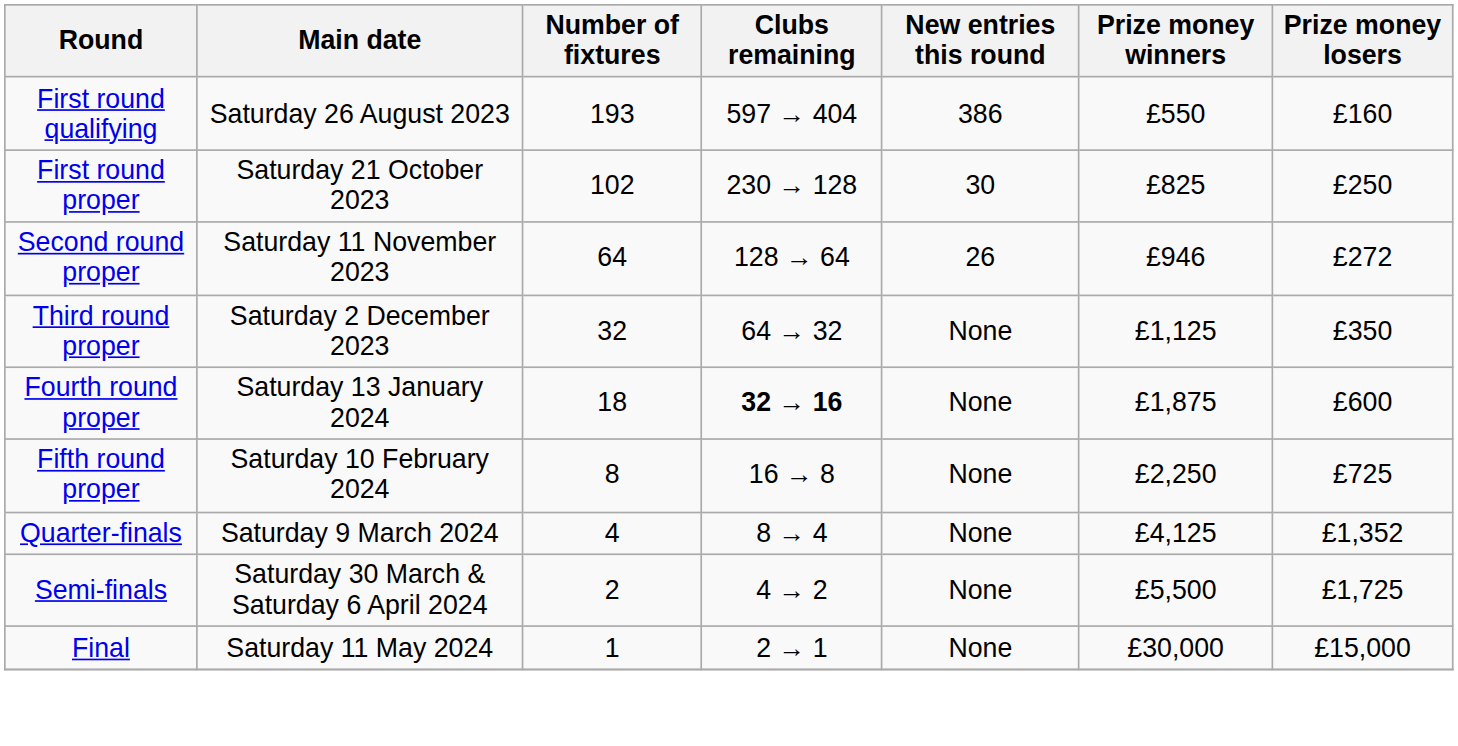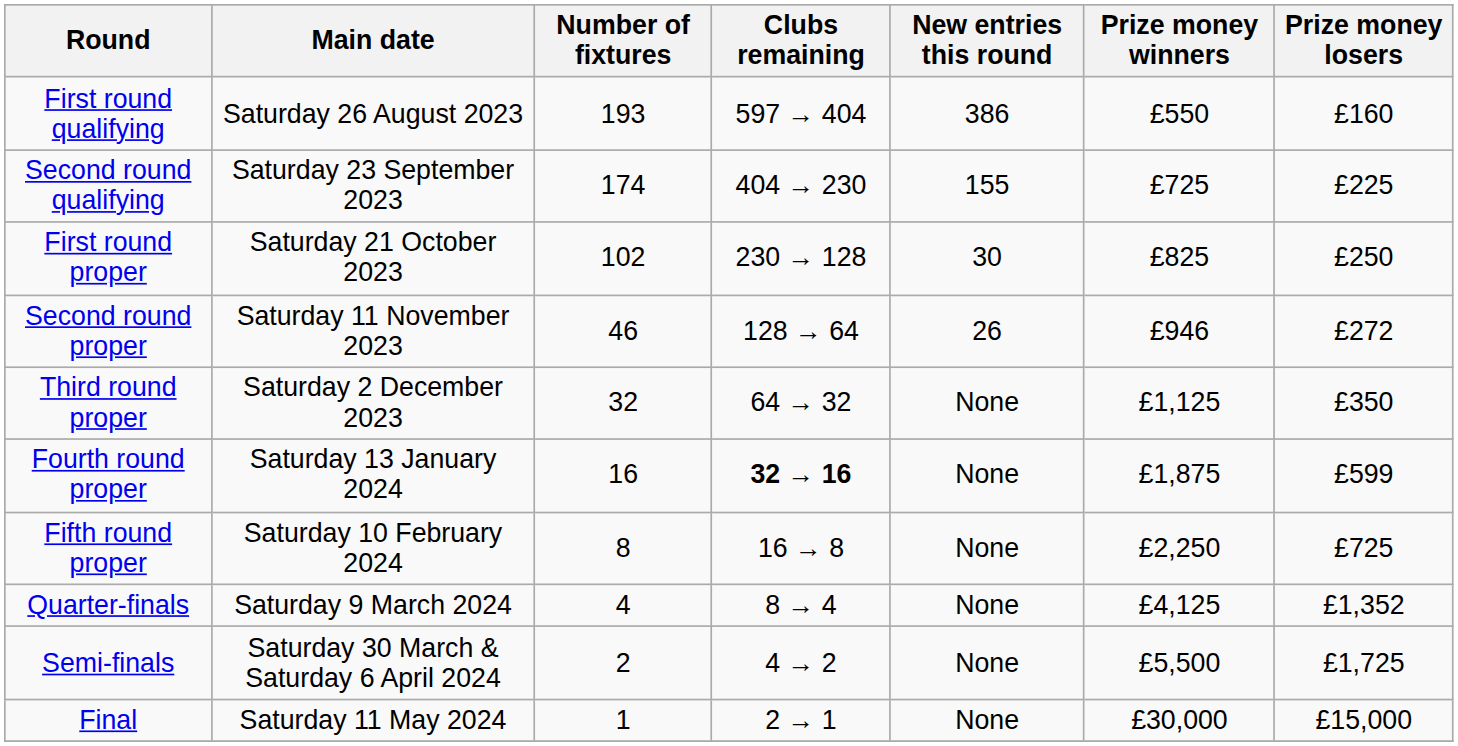+ row: (108, 185)
(612, 258) 64 -> (623, 330) 46
(612, 402) 18 -> (623, 475) 16
(1363, 402) £600 -> (1364, 475) £599
